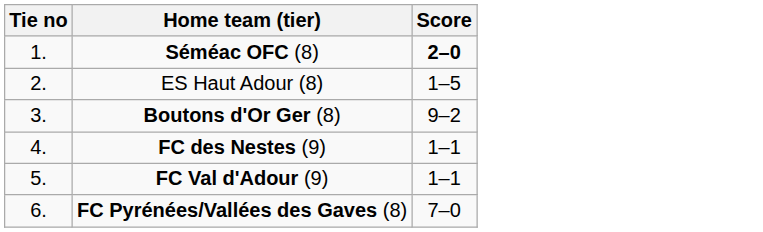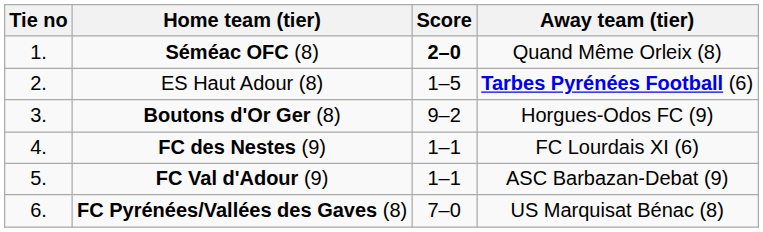+ column: (617, 20)
